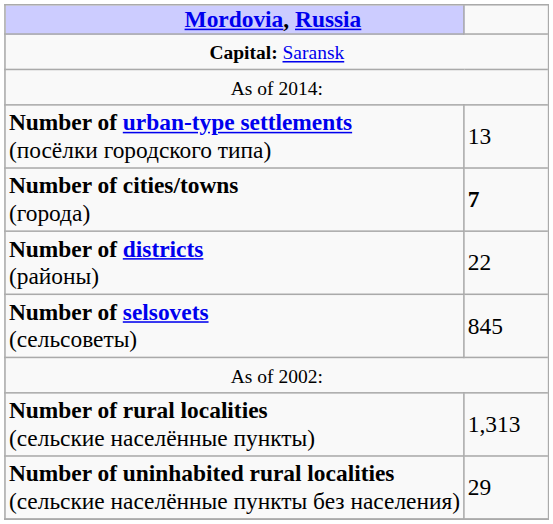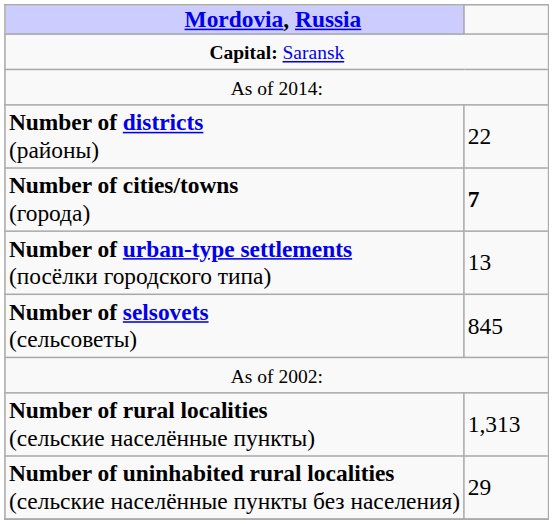rows swapped: (106, 262) <-> (181, 136)
